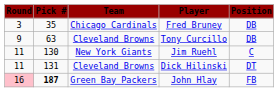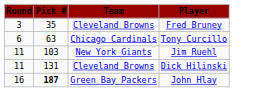- column: (251, 11)
(114, 25) Chicago Cardinals -> (114, 25) Cleveland Browns
(19, 39) 9 -> (19, 39) 6
(114, 39) Cleveland Browns -> (114, 39) Chicago Cardinals
(51, 53) 130 -> (51, 53) 103
(19, 80) pink background -> (19, 80) no background
